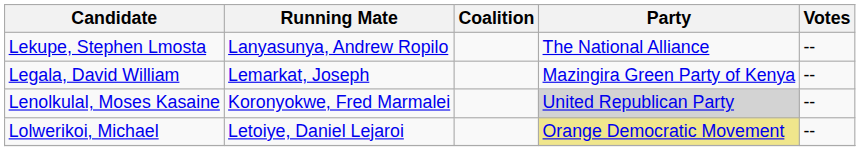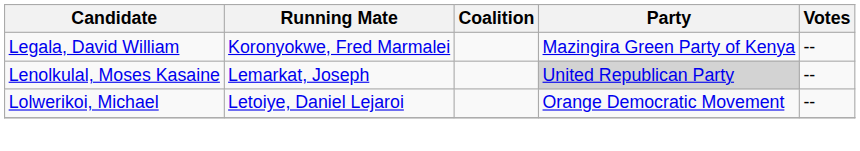- row: (107, 46)
(299, 74) Lemarkat, Joseph -> (339, 46) Koronyokwe, Fred Marmalei
(339, 103) Koronyokwe, Fred Marmalei -> (299, 74) Lemarkat, Joseph
(663, 131) khaki background -> (663, 103) no background
